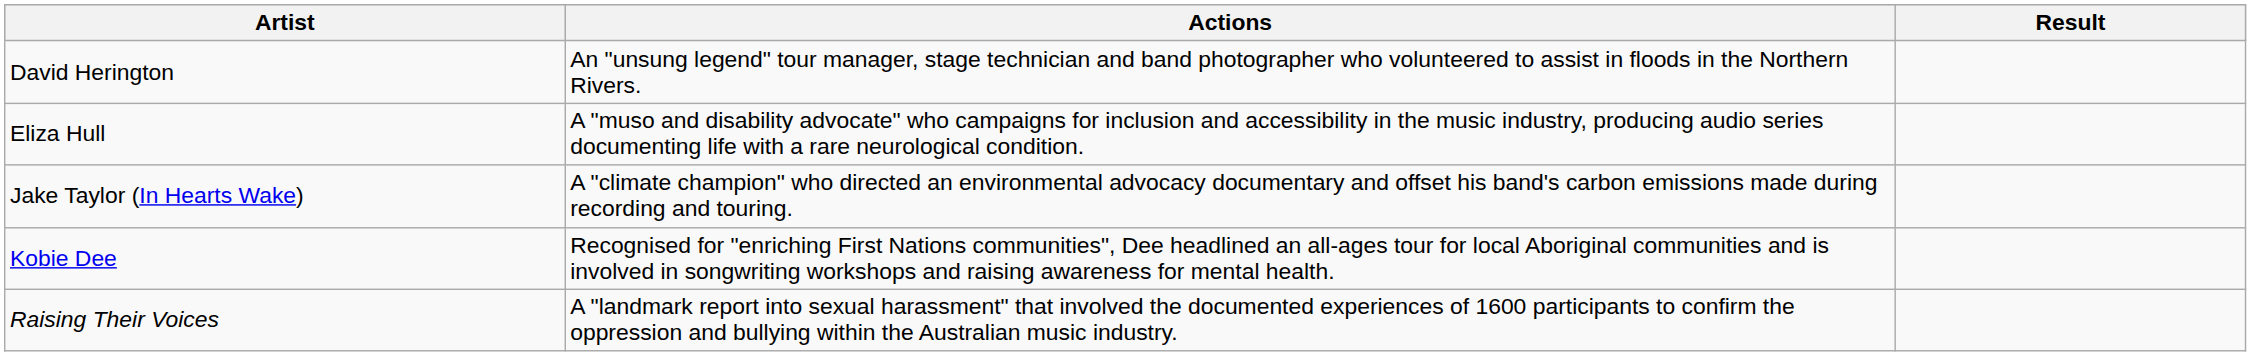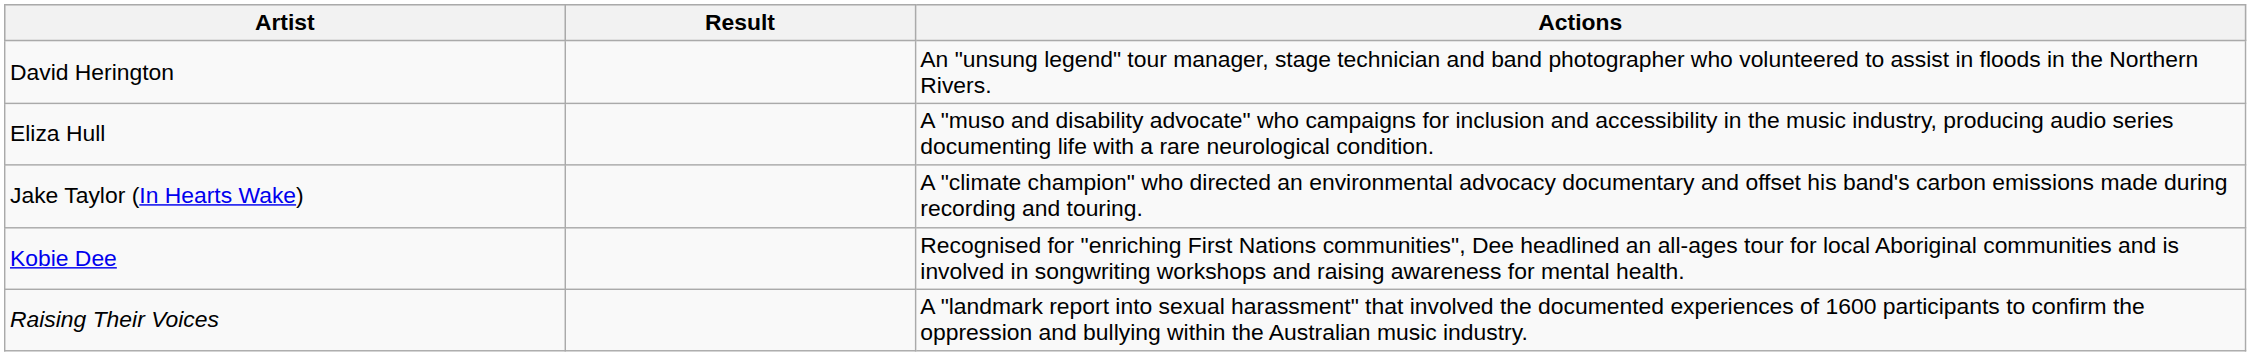columns swapped: (1230, 22) <-> (2070, 22)
